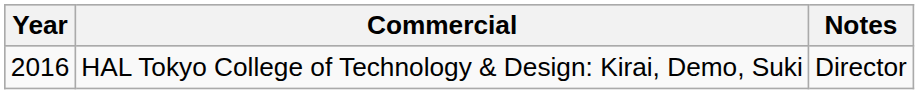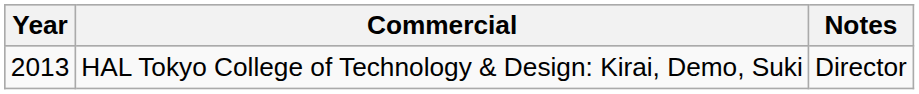(40, 66) 2016 -> (40, 66) 2013
